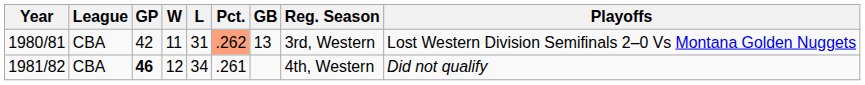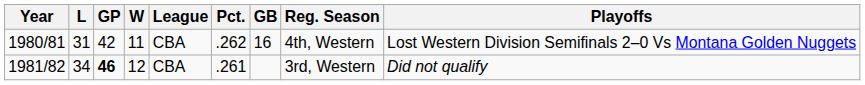columns swapped: (100, 17) <-> (199, 17)
(231, 42) lightsalmon background -> (231, 42) no background
(262, 42) 13 -> (262, 42) 16
(330, 42) 3rd, Western -> (329, 42) 4th, Western
(329, 67) 4th, Western -> (330, 67) 3rd, Western
